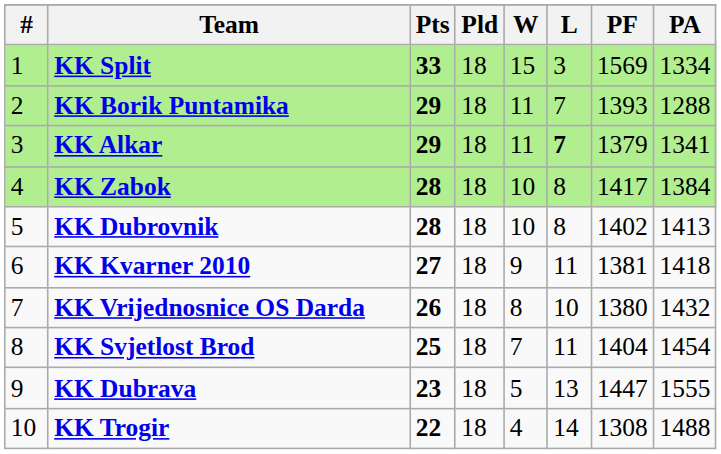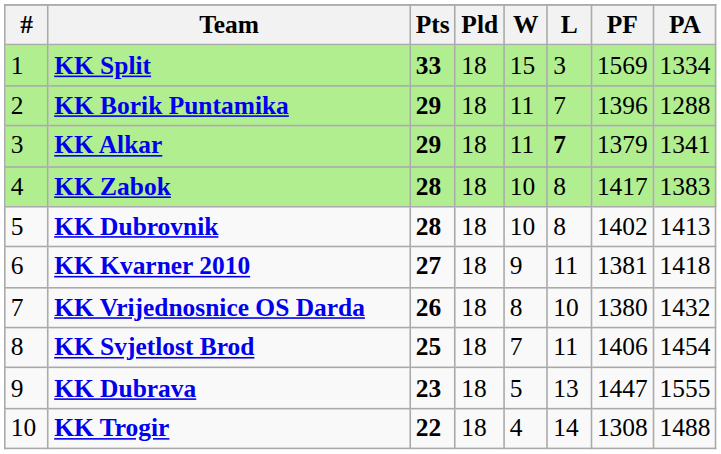(622, 105) 1393 -> (622, 105) 1396
(685, 186) 1384 -> (685, 186) 1383
(622, 347) 1404 -> (622, 347) 1406
